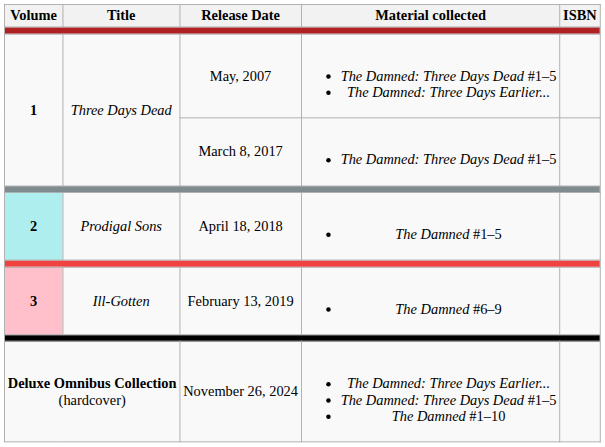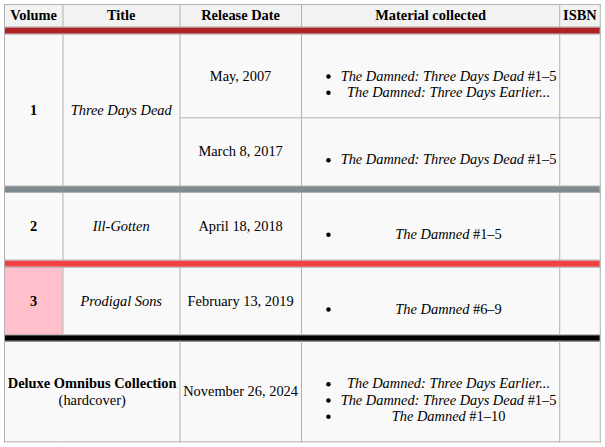(33, 226) paleturquoise background -> (33, 226) no background
(121, 226) Prodigal Sons -> (121, 226) Ill-Gotten
(121, 300) Ill-Gotten -> (121, 300) Prodigal Sons
